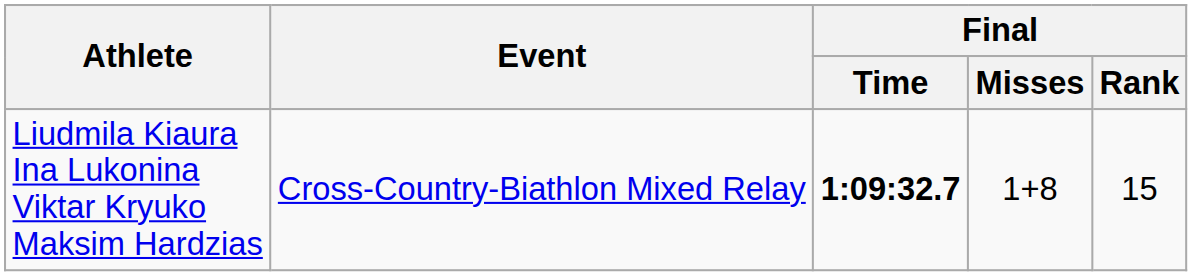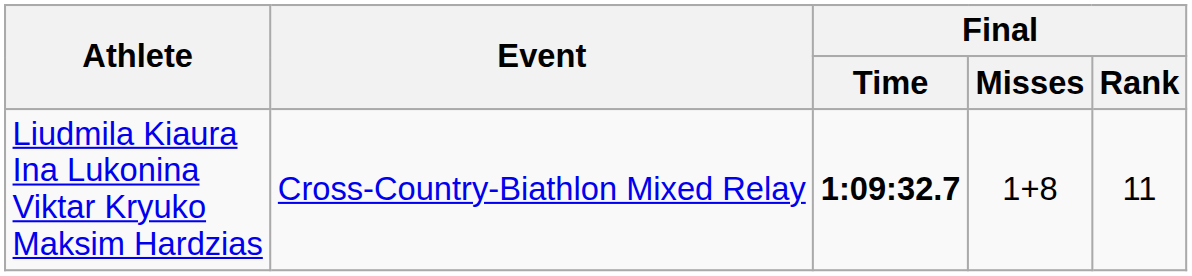(1139, 188) 15 -> (1139, 188) 11
